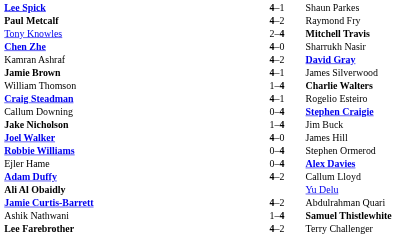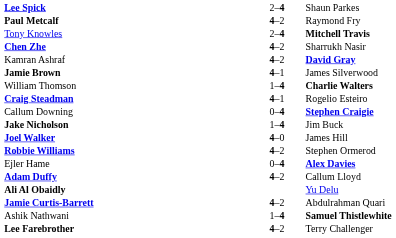(277, 7) 4–1 -> (277, 7) 2–4
(277, 46) 4–0 -> (277, 46) 4–2
(277, 151) 0–4 -> (277, 151) 4–2
